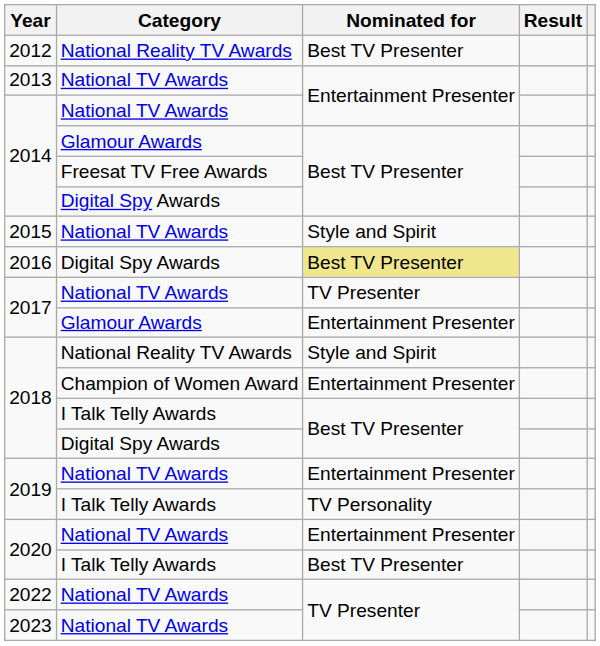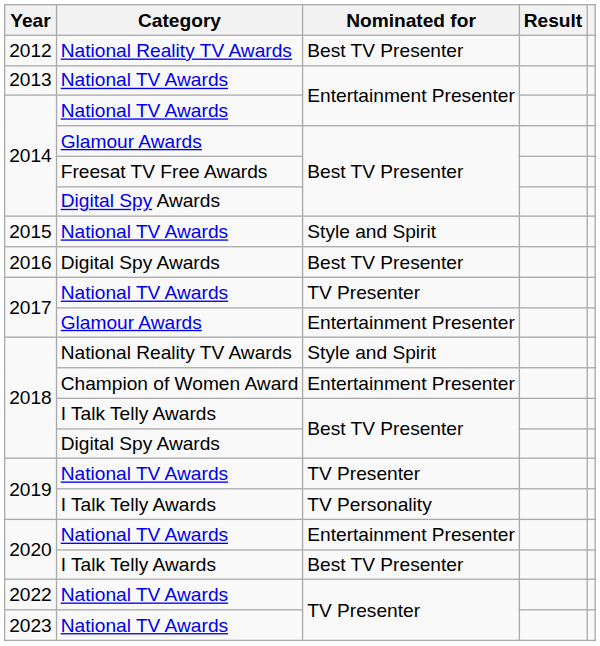(385, 262) khaki background -> (385, 262) no background
(411, 474) Entertainment Presenter -> (364, 474) TV Presenter
